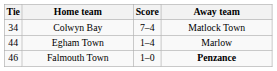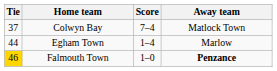(13, 27) 34 -> (13, 27) 37
(13, 58) no background -> (13, 58) gold background
